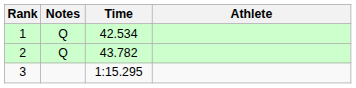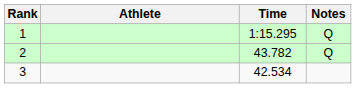columns swapped: (251, 14) <-> (63, 14)
(119, 33) 42.534 -> (273, 33) 1:15.295
(119, 72) 1:15.295 -> (273, 72) 42.534
